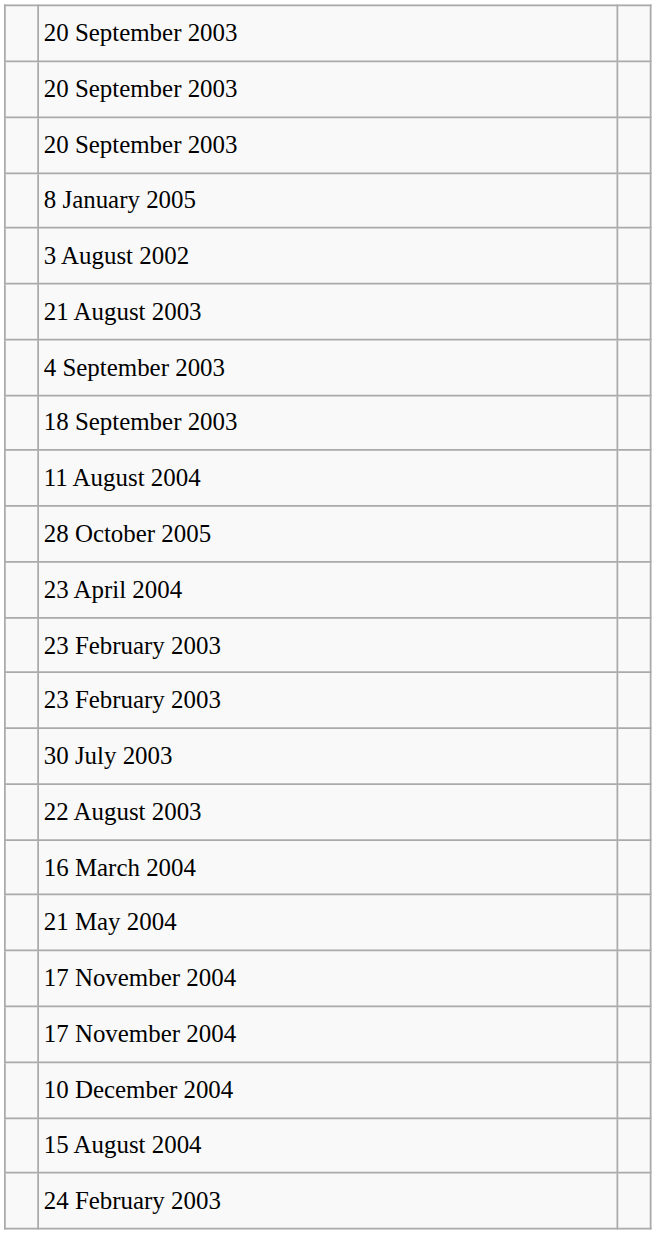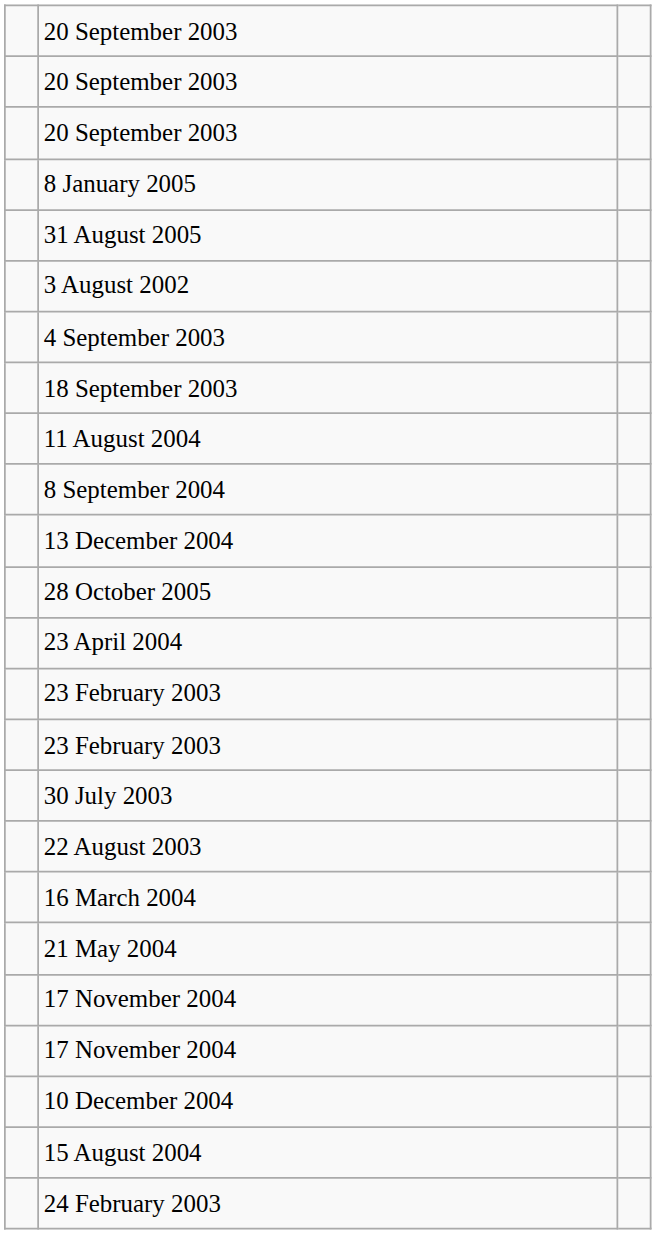+ row: (21, 235)
- row: (21, 312)
+ row: (21, 490)
+ row: (21, 541)
